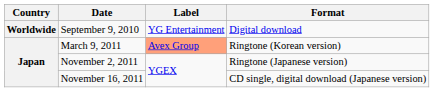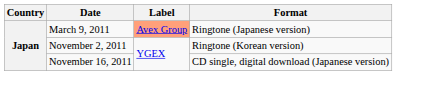- row: (100, 29)
(285, 45) Ringtone (Korean version) -> (251, 29) Ringtone (Japanese version)
(288, 62) Ringtone (Japanese version) -> (248, 45) Ringtone (Korean version)
